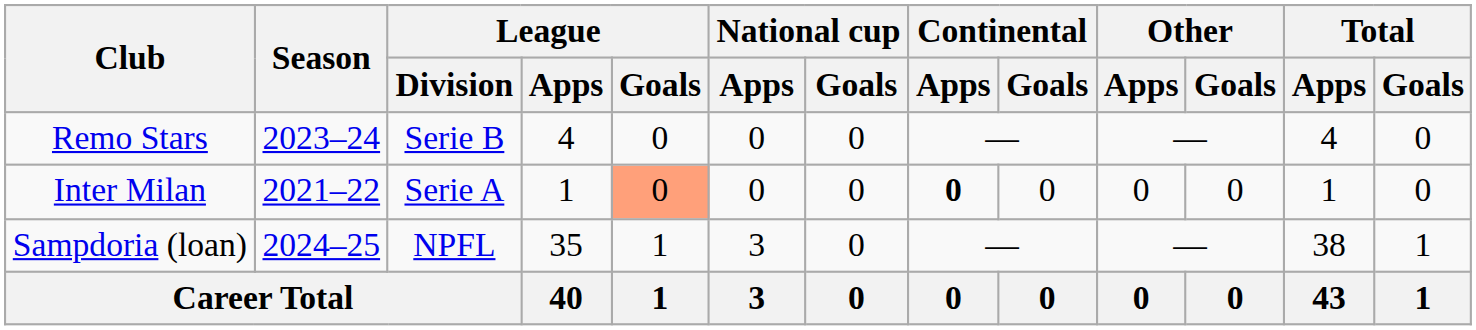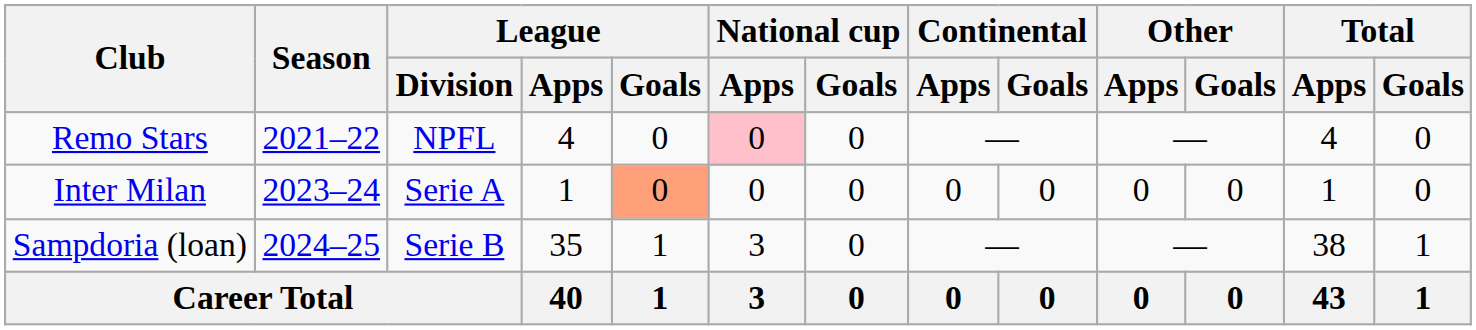(321, 137) 2023–24 -> (321, 137) 2021–22
(454, 137) Serie B -> (454, 137) NPFL
(757, 137) no background -> (757, 137) pink background
(321, 191) 2021–22 -> (321, 191) 2023–24
(953, 191) bold -> (953, 191) normal
(454, 244) NPFL -> (454, 244) Serie B
